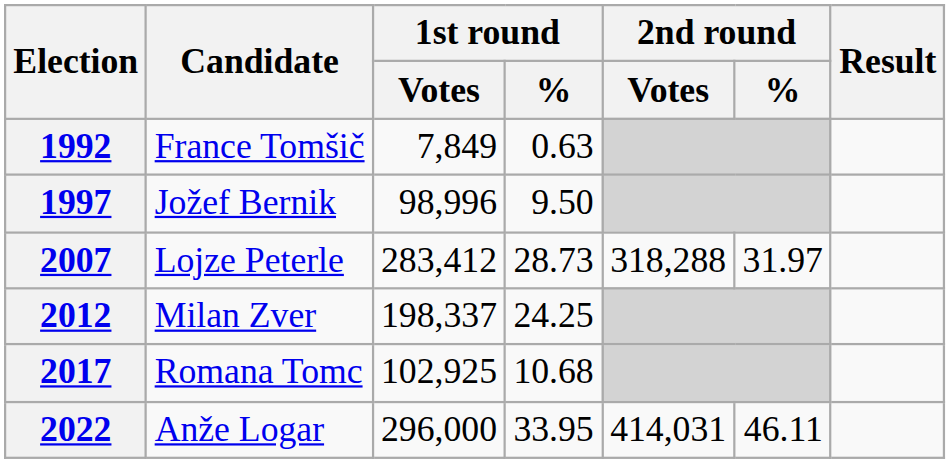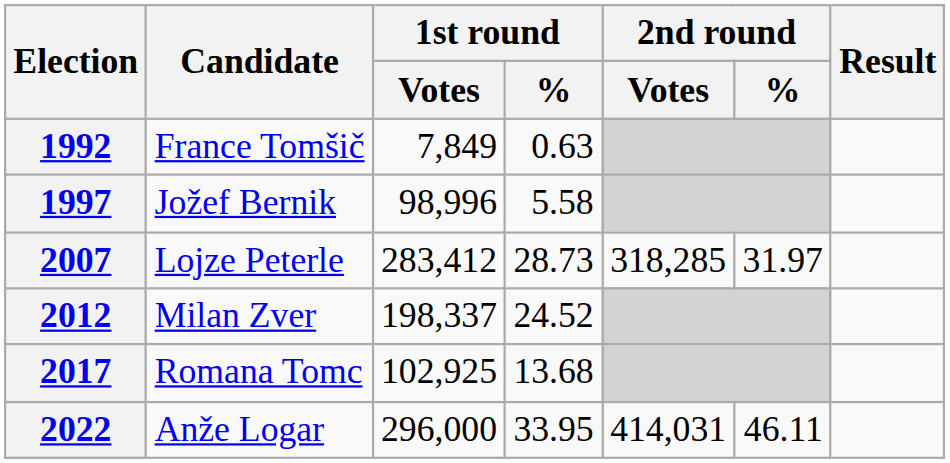(562, 202) 9.50 -> (562, 202) 5.58
(668, 259) 318,288 -> (668, 259) 318,285
(554, 315) 24.25 -> (554, 315) 24.52
(554, 372) 10.68 -> (554, 372) 13.68
